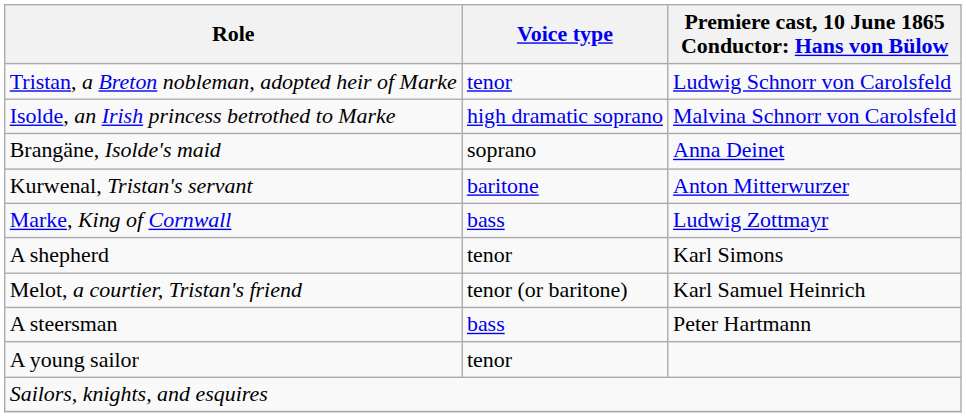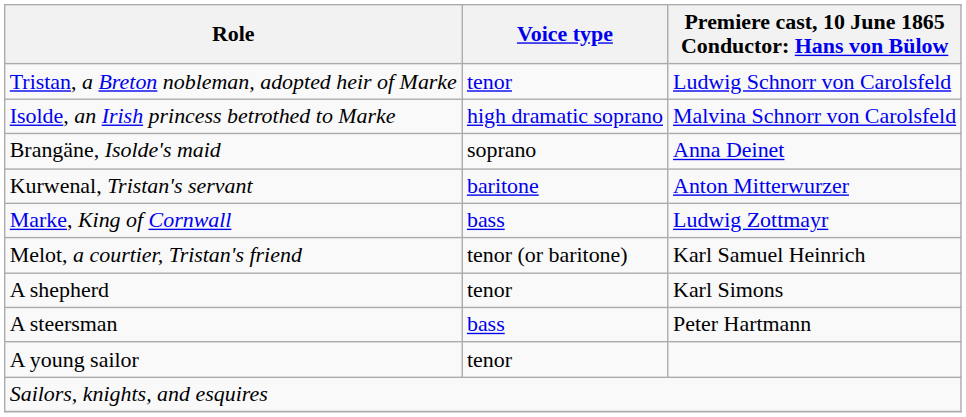rows swapped: (156, 289) <-> (59, 255)
